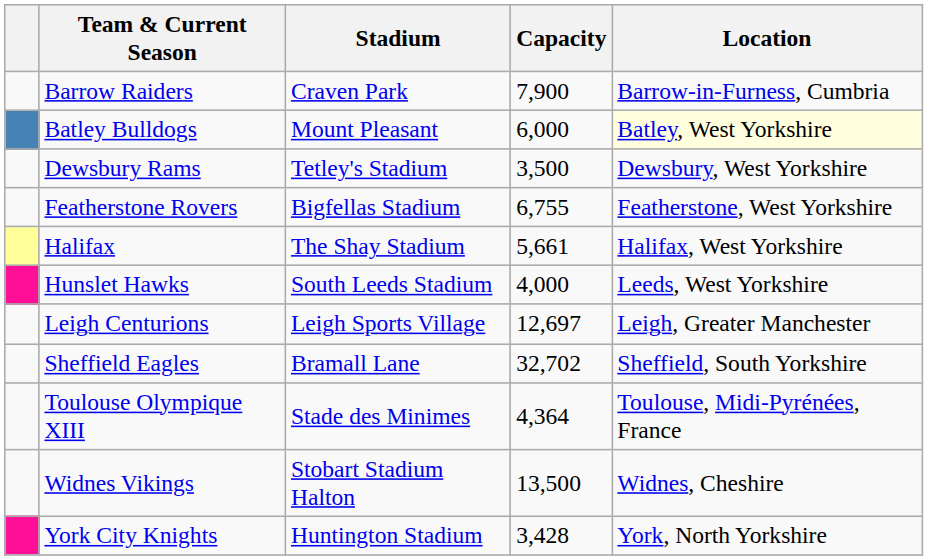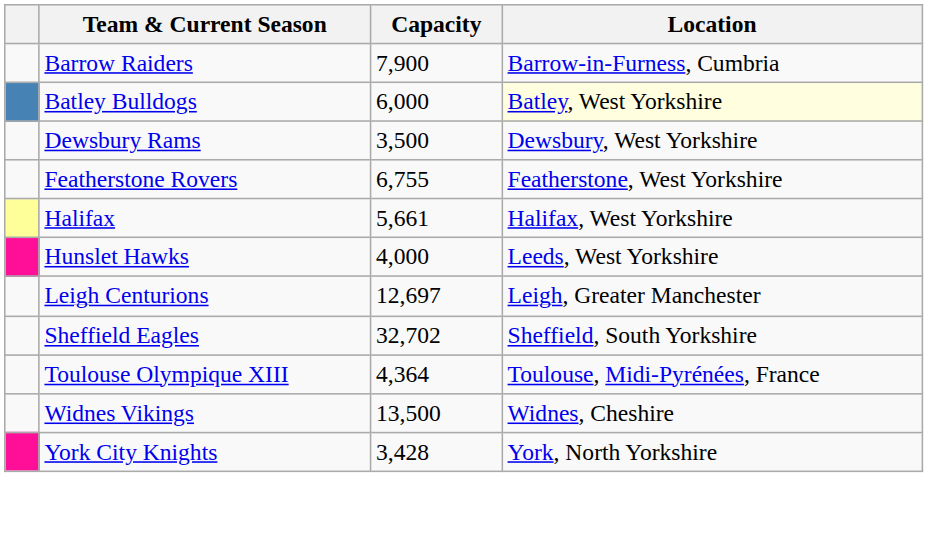- column: (398, 38)
